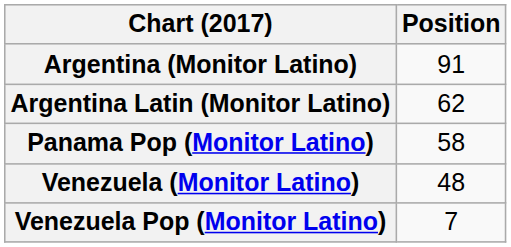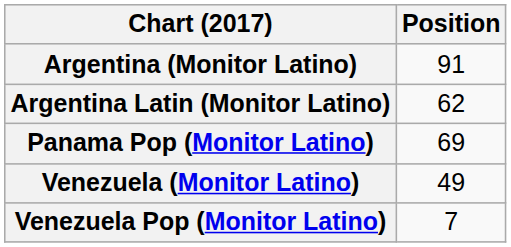(451, 143) 58 -> (451, 143) 69
(451, 182) 48 -> (451, 182) 49
